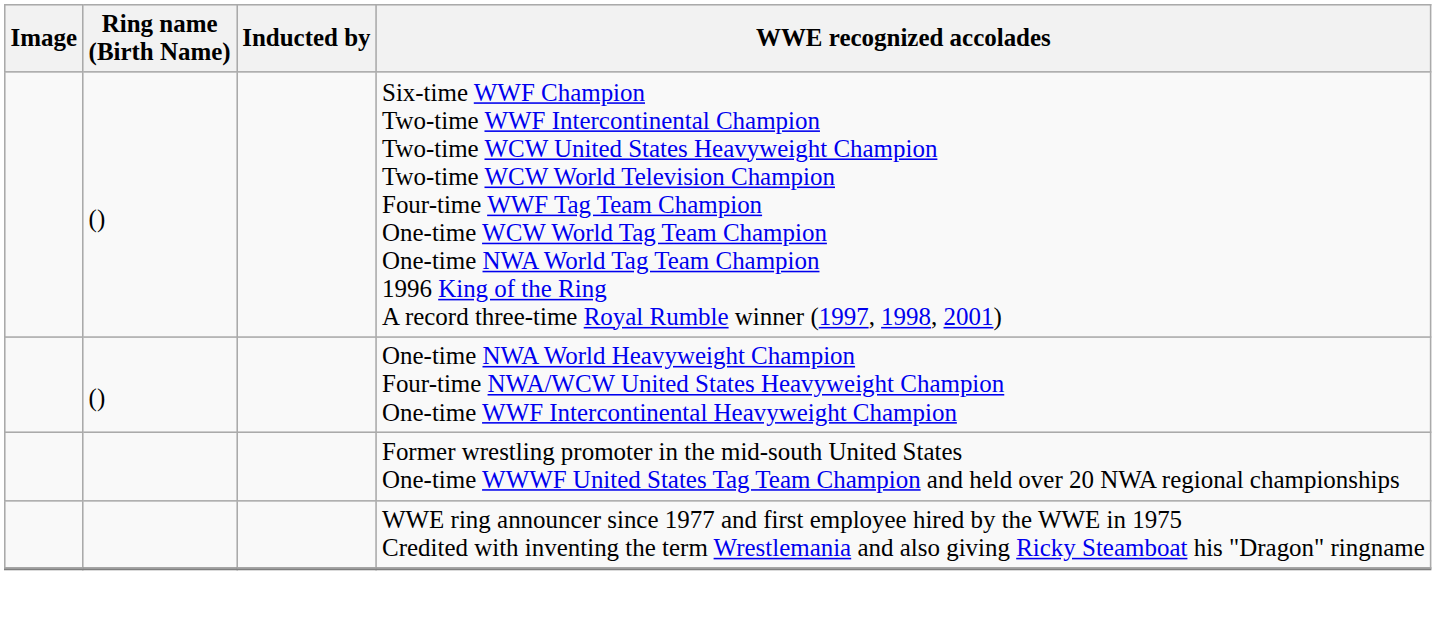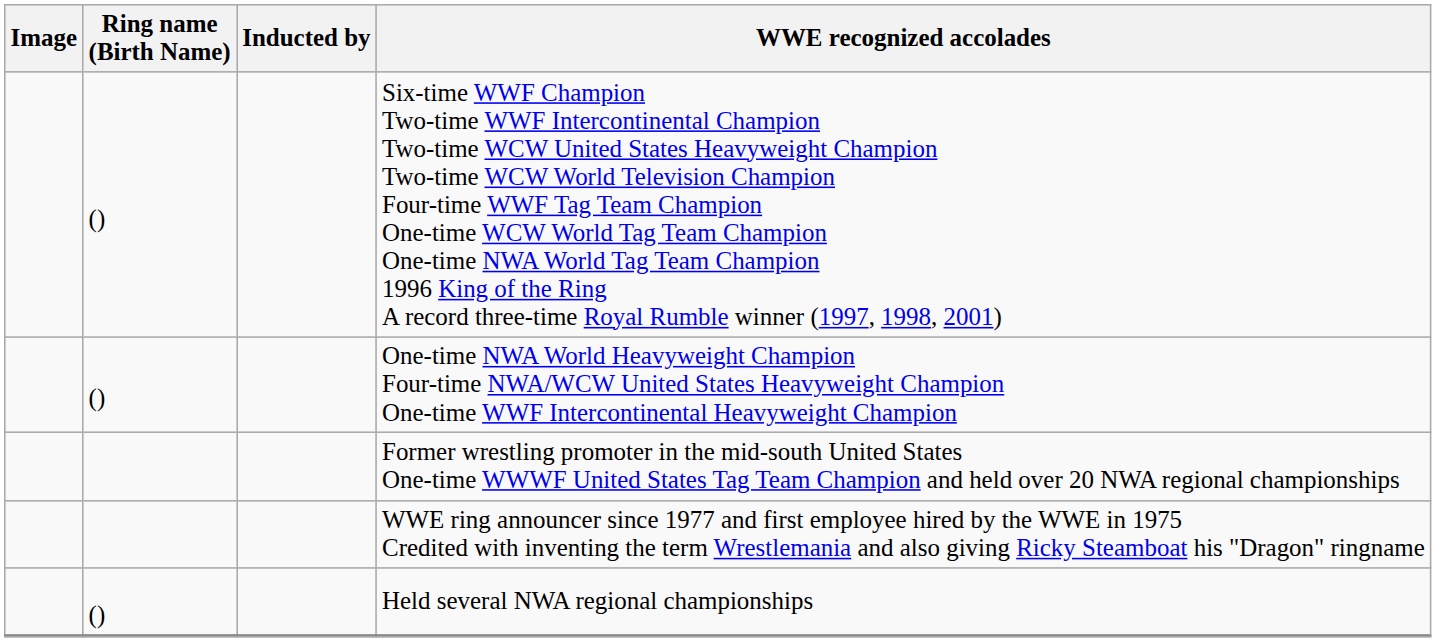+ row: (598, 601)
